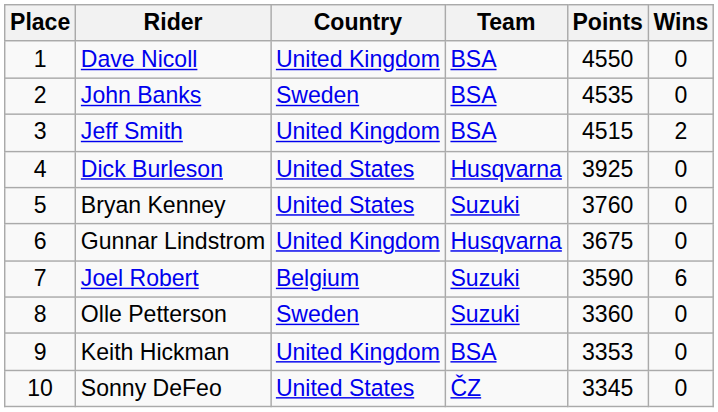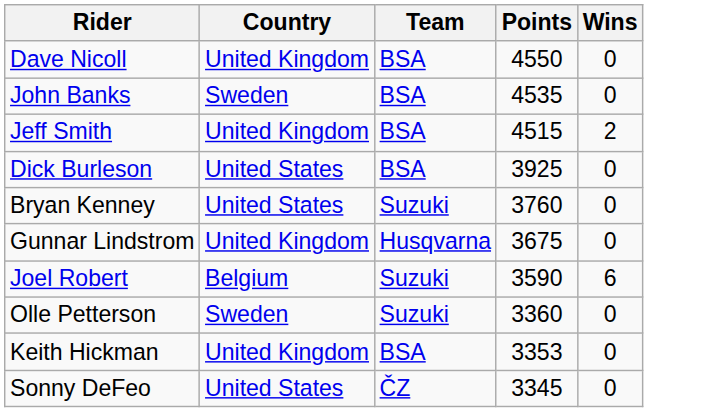- column: (40, 22)
(506, 168) Husqvarna -> (403, 168) BSA
